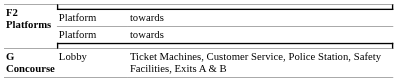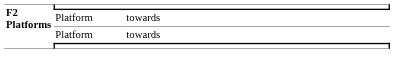- row: (73, 57)
